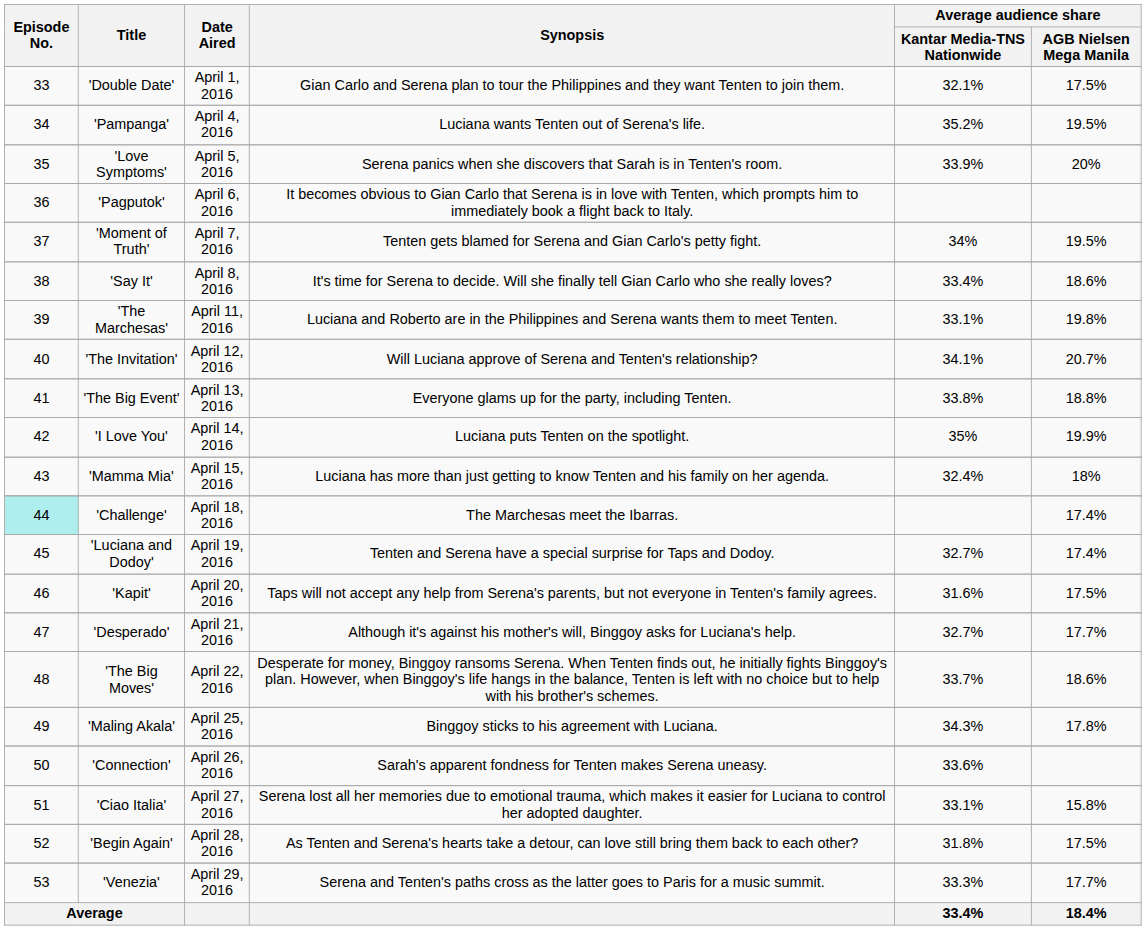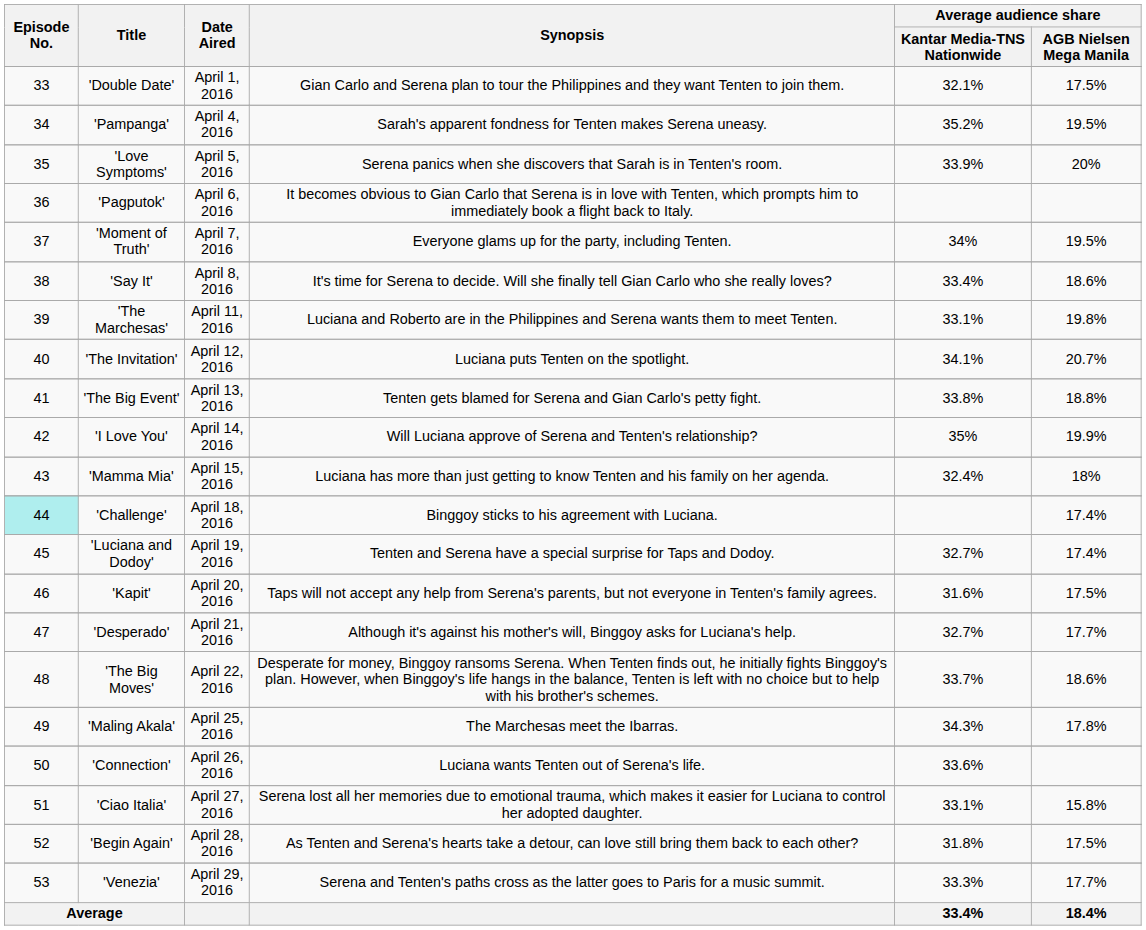(572, 124) Luciana wants Tenten out of Serena's life. -> (572, 124) Sarah's apparent fondness for Tenten makes Serena uneasy.
(572, 242) Tenten gets blamed for Serena and Gian Carlo's petty fight. -> (572, 242) Everyone glams up for the party, including Tenten.
(572, 359) Will Luciana approve of Serena and Tenten's relationship? -> (572, 359) Luciana puts Tenten on the spotlight.
(572, 398) Everyone glams up for the party, including Tenten. -> (572, 398) Tenten gets blamed for Serena and Gian Carlo's petty fight.
(572, 437) Luciana puts Tenten on the spotlight. -> (572, 437) Will Luciana approve of Serena and Tenten's relationship?
(572, 515) The Marchesas meet the Ibarras. -> (572, 515) Binggoy sticks to his agreement with Luciana.
(572, 726) Binggoy sticks to his agreement with Luciana. -> (572, 726) The Marchesas meet the Ibarras.
(572, 765) Sarah's apparent fondness for Tenten makes Serena uneasy. -> (572, 765) Luciana wants Tenten out of Serena's life.
